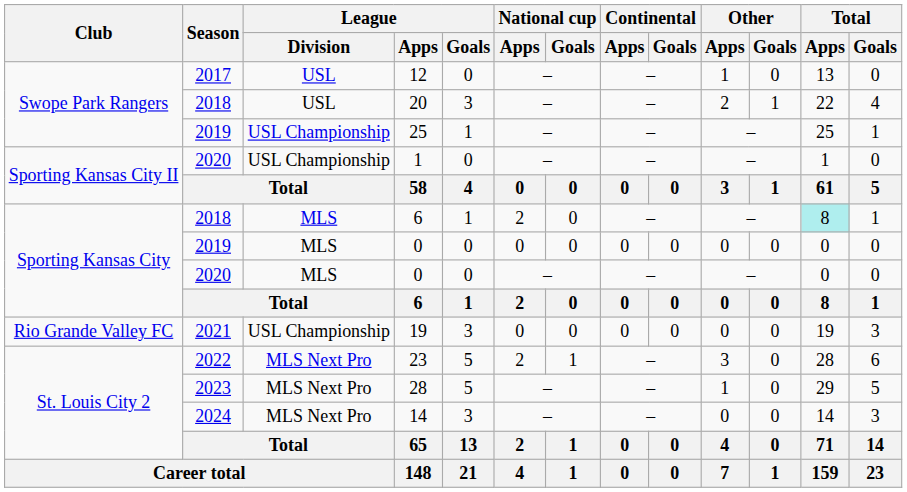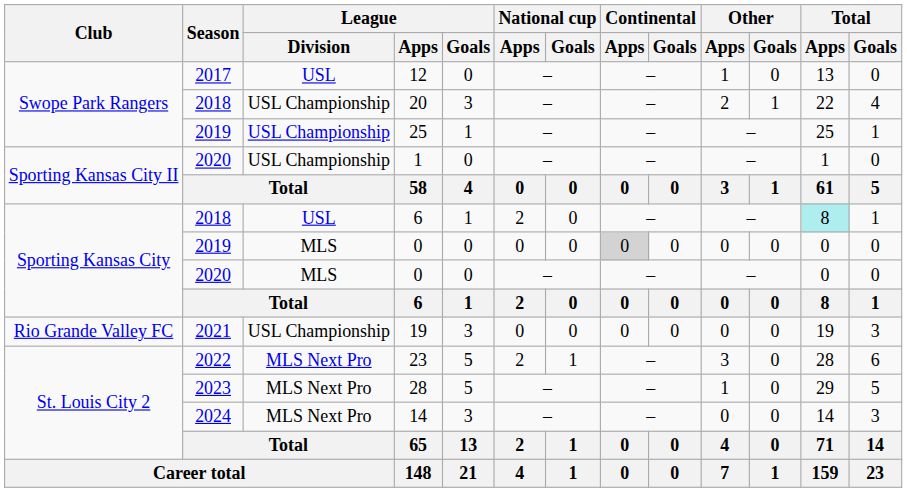(319, 103) USL -> (319, 103) USL Championship
(319, 217) MLS -> (319, 217) USL
(625, 246) no background -> (625, 246) lightgrey background
